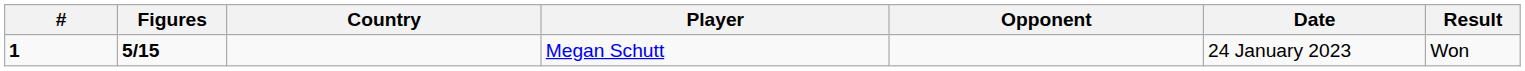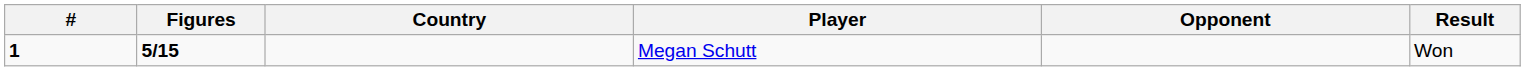- column: (1315, 19)
